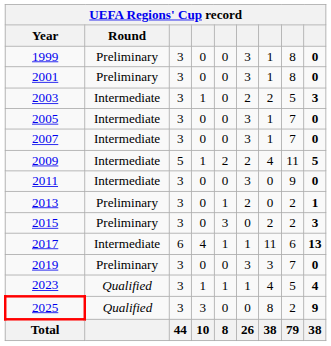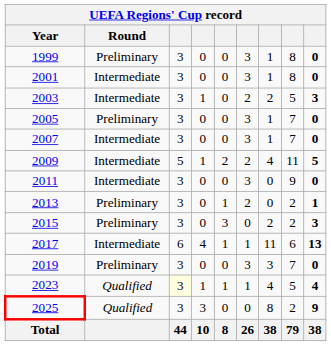(127, 77) Preliminary -> (127, 77) Intermediate
(127, 118) Intermediate -> (127, 118) Preliminary
(180, 285) no background -> (180, 285) lightyellow background
